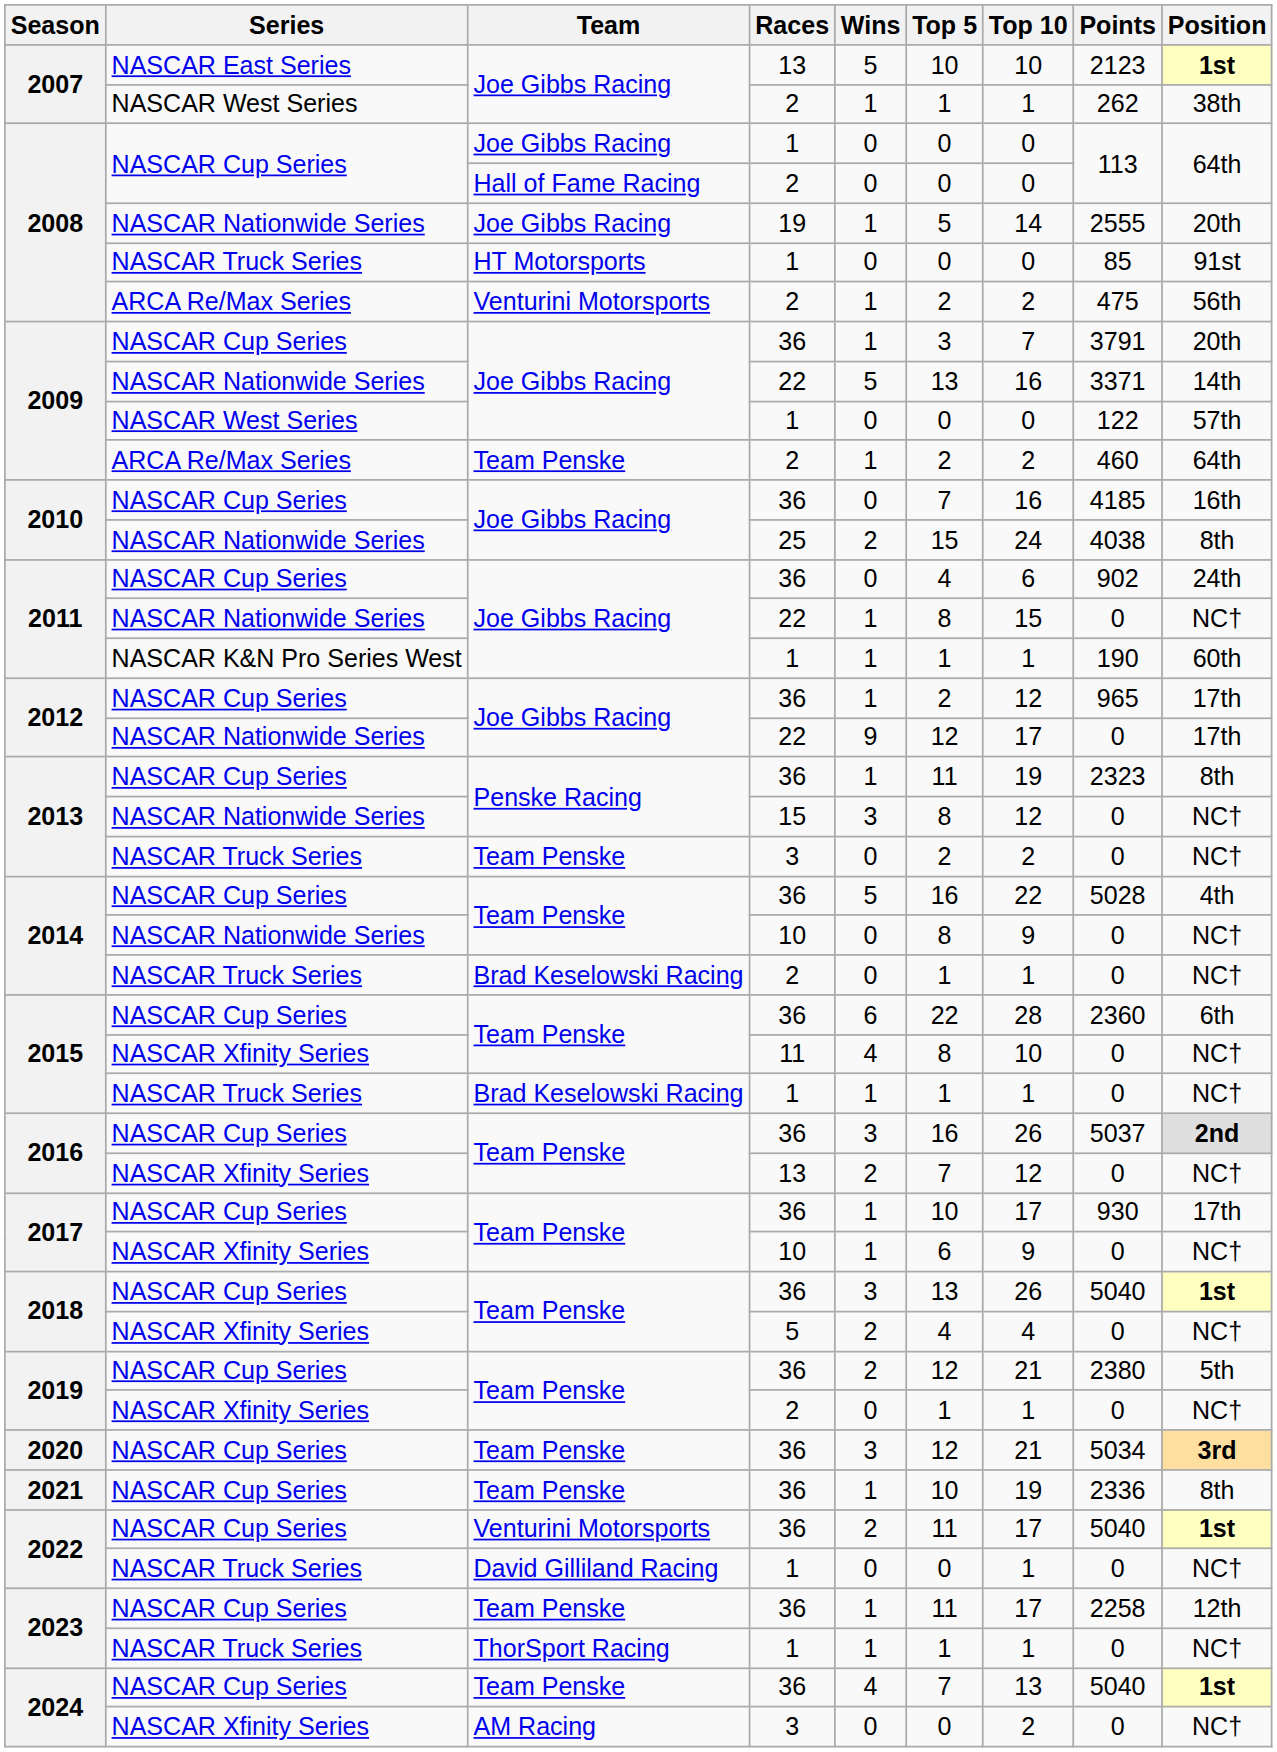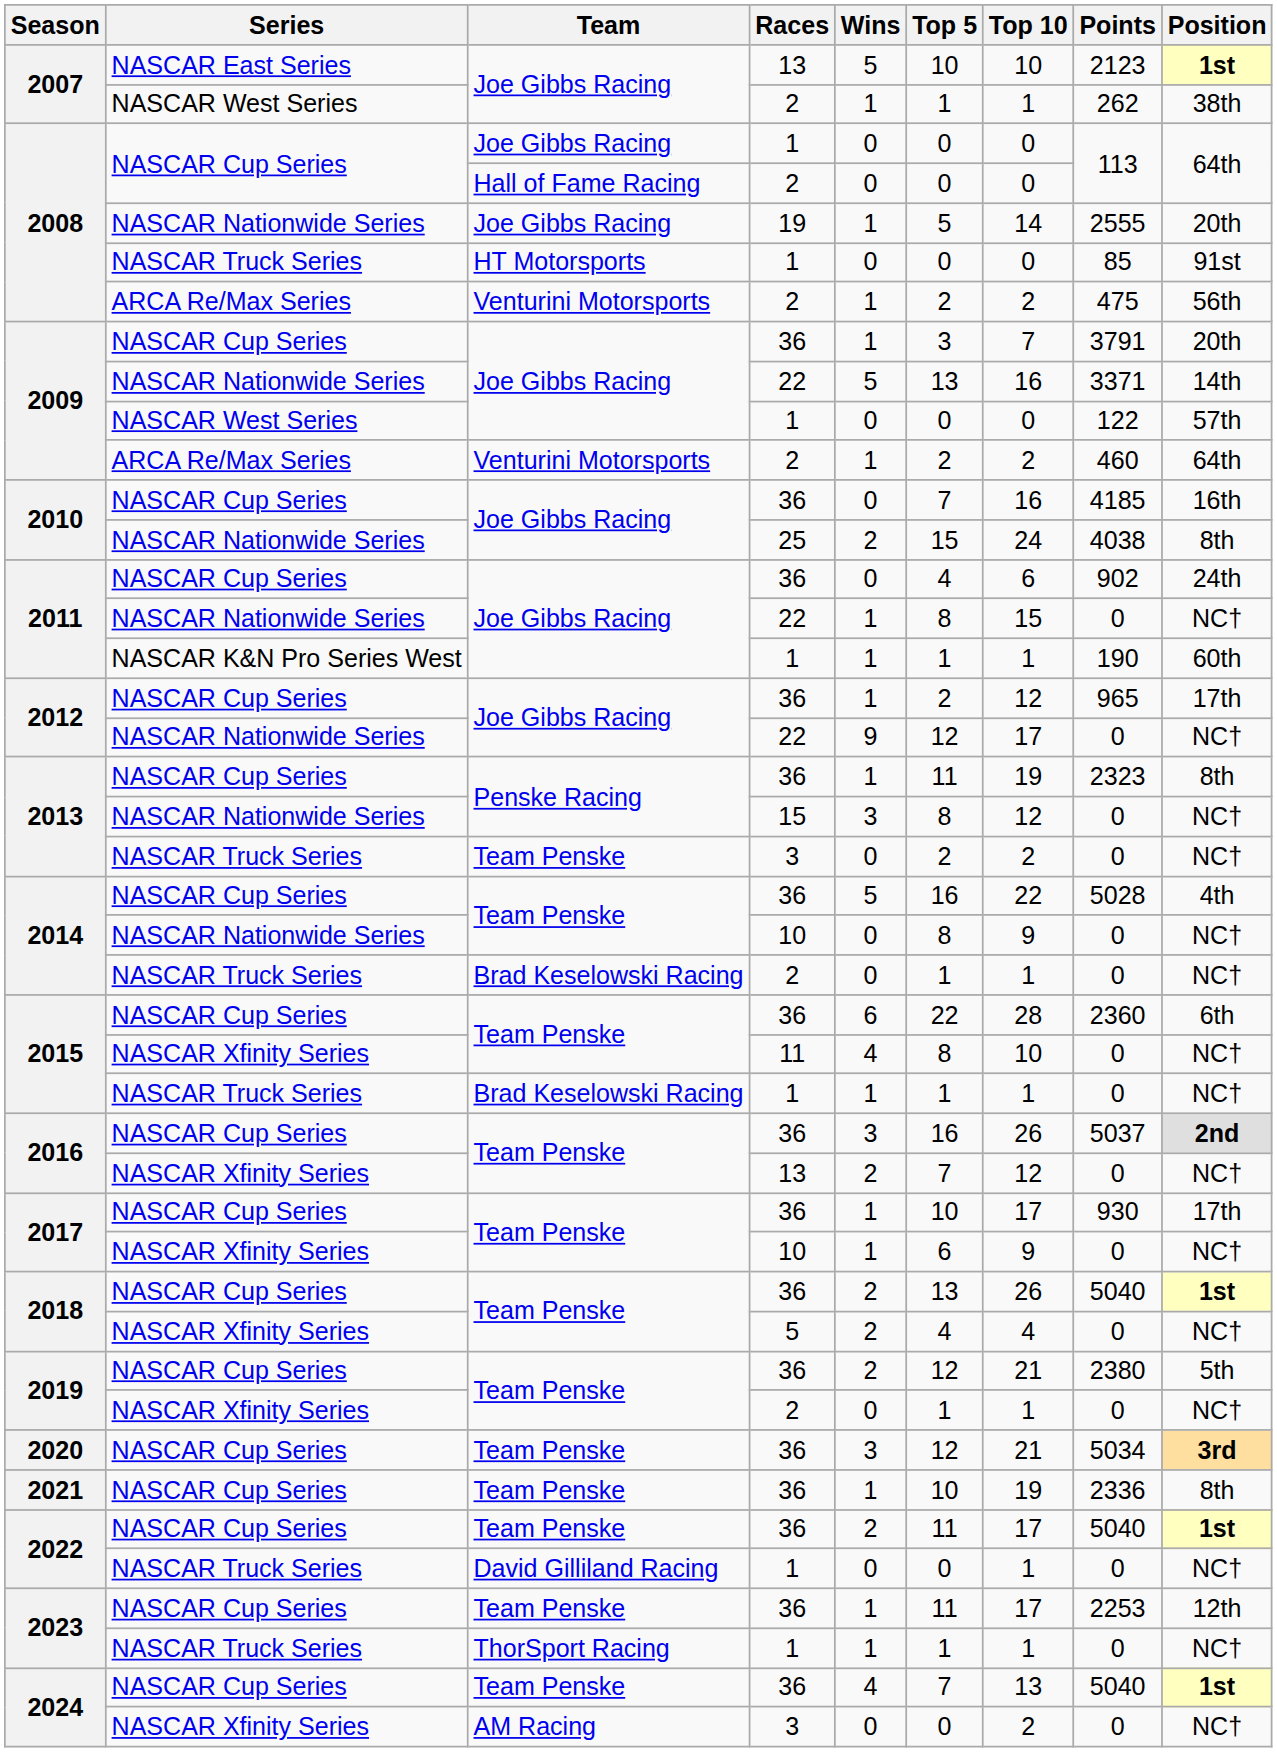(549, 460) Team Penske -> (592, 460) Venturini Motorsports
(1217, 738) 17th -> (1217, 738) NC†
(871, 1292) 3 -> (871, 1292) 2
(592, 1529) Venturini Motorsports -> (549, 1529) Team Penske
(1118, 1608) 2258 -> (1118, 1608) 2253
